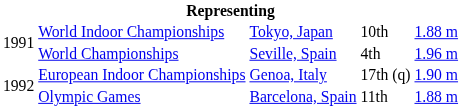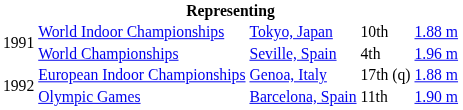(436, 75) 1.90 m -> (436, 75) 1.88 m
(436, 97) 1.88 m -> (436, 97) 1.90 m
